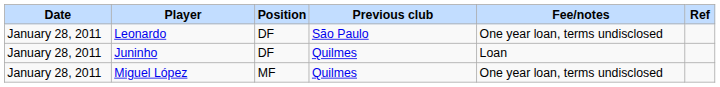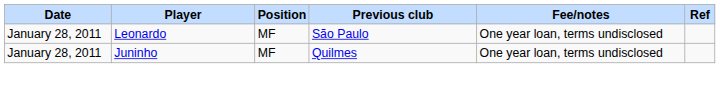(266, 34) DF -> (267, 34) MF
(266, 53) DF -> (267, 53) MF
(493, 53) Loan -> (571, 53) One year loan, terms undisclosed
- row: (151, 73)
